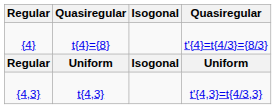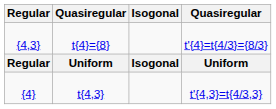(28, 44) {4} -> (28, 44) {4,3}
(28, 94) {4,3} -> (28, 94) {4}
